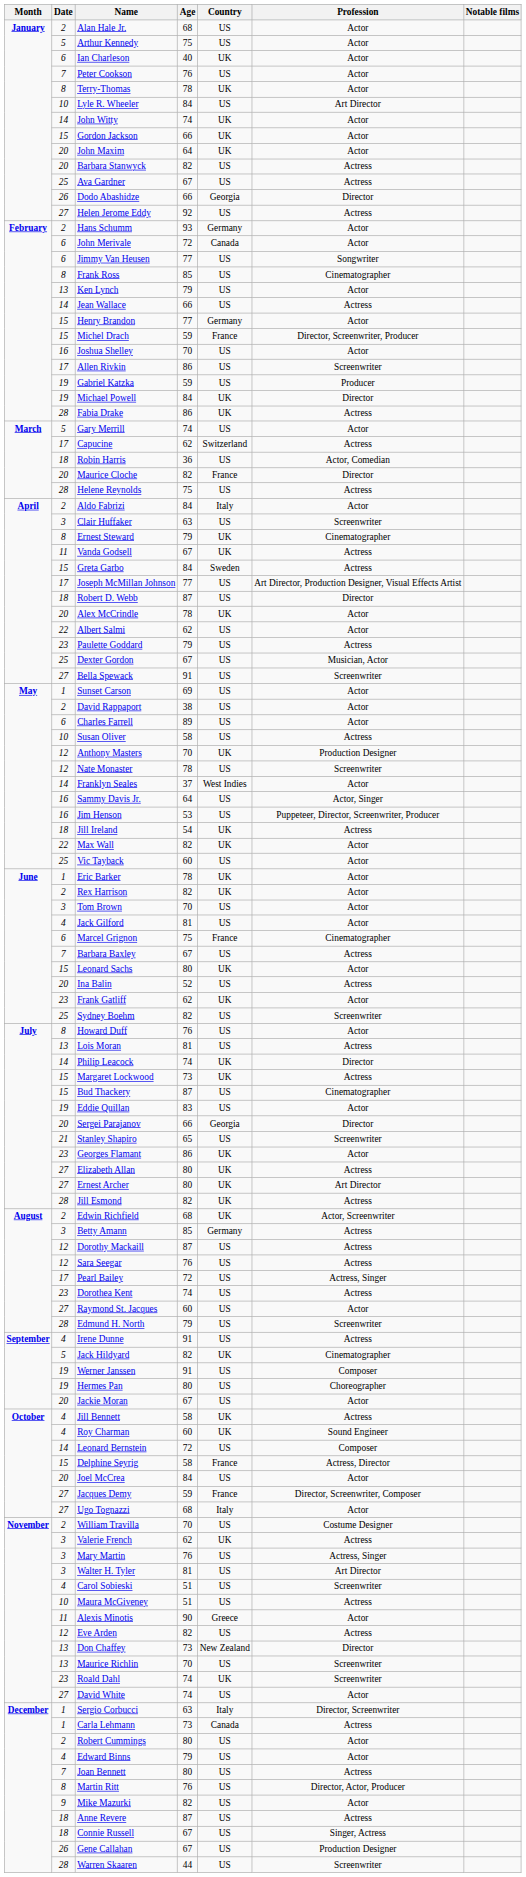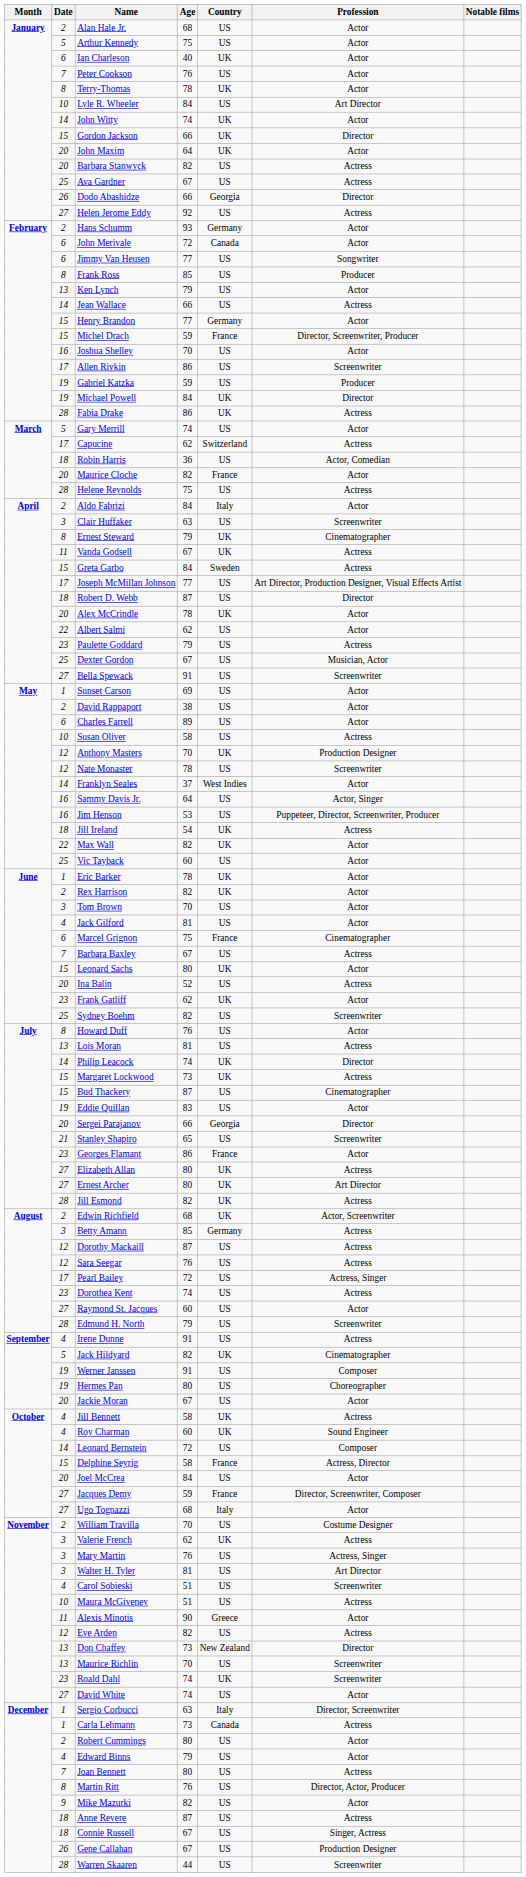(358, 136) Actor -> (358, 136) Director
(358, 275) Cinematographer -> (358, 275) Producer
(358, 475) Director -> (358, 475) Actor
(225, 1154) UK -> (225, 1154) France
